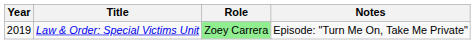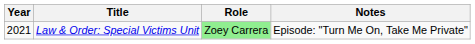(19, 30) 2019 -> (19, 30) 2021
